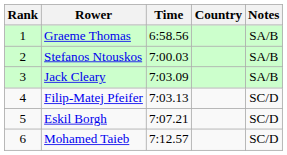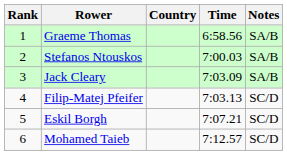columns swapped: (218, 14) <-> (169, 14)
